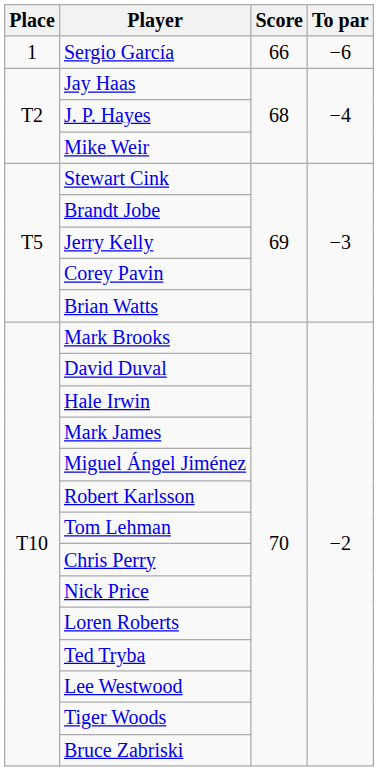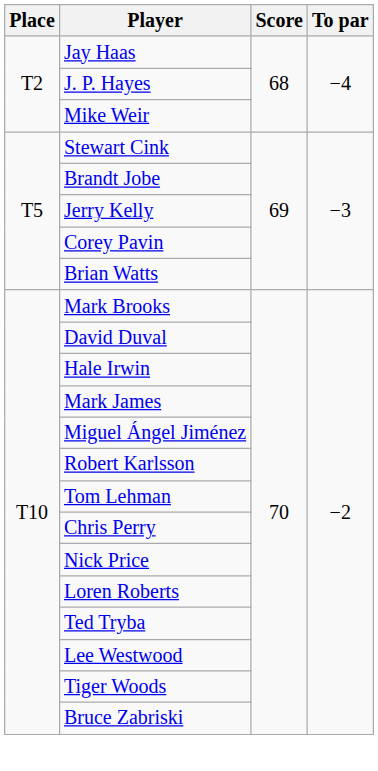- row: (119, 52)
